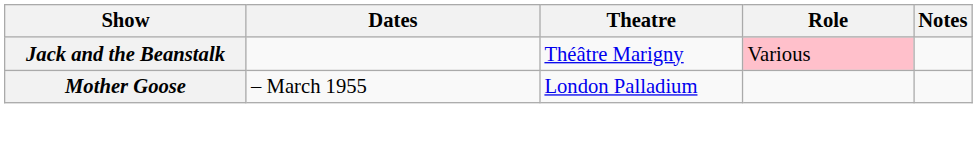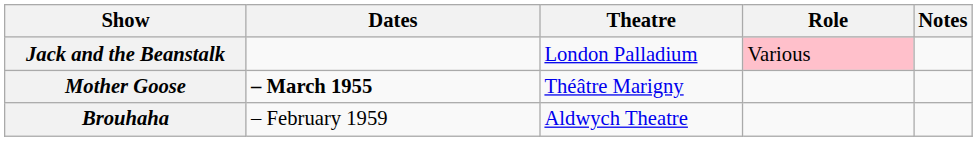(614, 53) Théâtre Marigny -> (621, 53) London Palladium
(309, 86) normal -> (312, 86) bold
(621, 86) London Palladium -> (614, 86) Théâtre Marigny
+ row: (126, 119)
